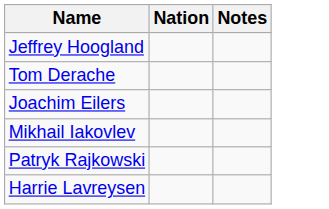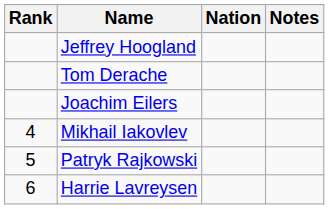+ column: (31, 18)
